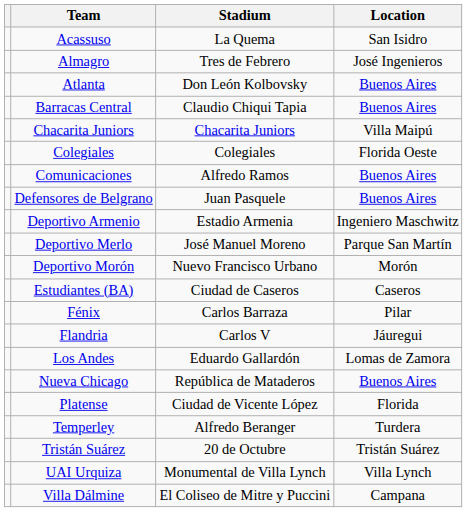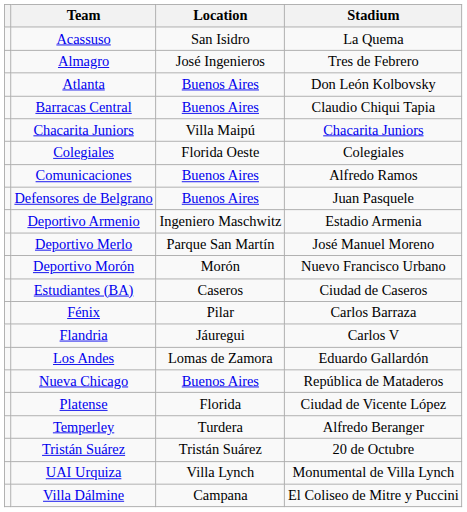columns swapped: (398, 15) <-> (245, 15)
